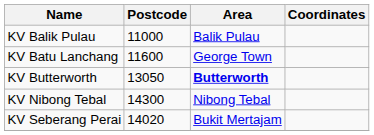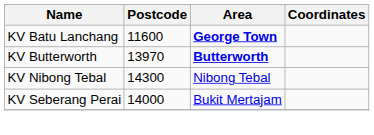- row: (51, 36)
(233, 57) normal -> (235, 36) bold
(146, 78) 13050 -> (146, 57) 13970
(146, 120) 14020 -> (146, 99) 14000
